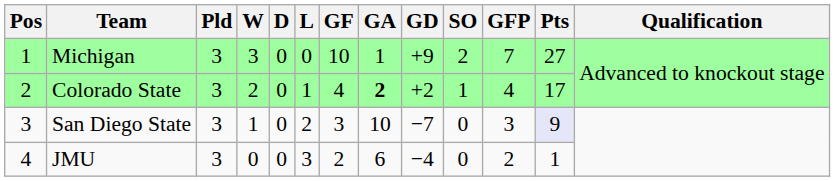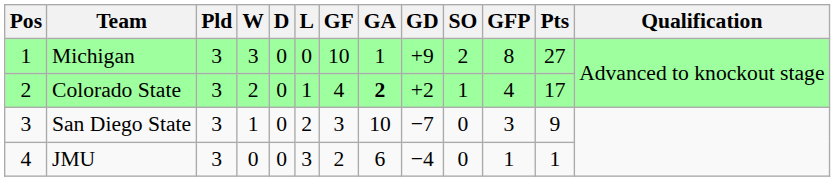(509, 55) 7 -> (509, 55) 8
(555, 124) lavender background -> (555, 124) no background
(509, 158) 2 -> (509, 158) 1
